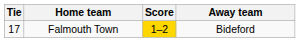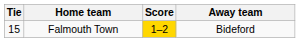(14, 29) 17 -> (14, 29) 15
